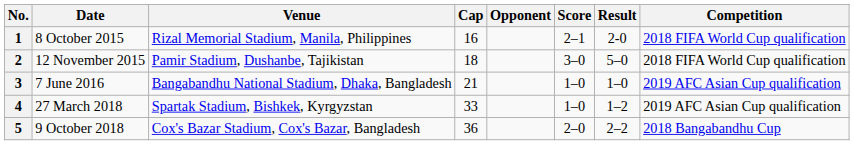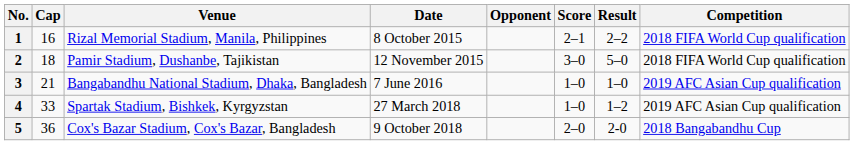columns swapped: (90, 15) <-> (471, 15)
(617, 38) 2-0 -> (617, 38) 2–2
(617, 128) 2–2 -> (617, 128) 2-0
